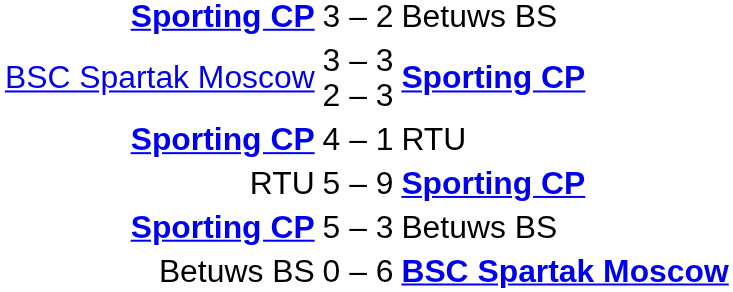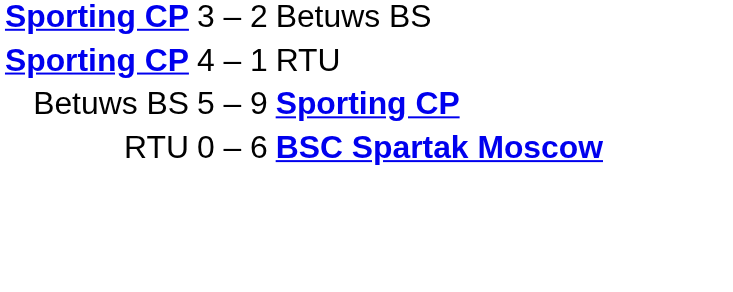- row: (358, 78)
(282, 183) RTU -> (111, 103) Betuws BS
- row: (358, 227)
(237, 271) Betuws BS -> (156, 147) RTU
